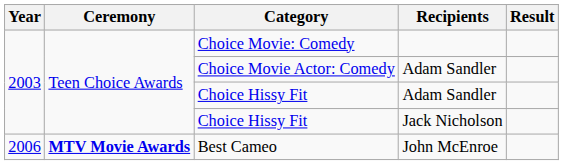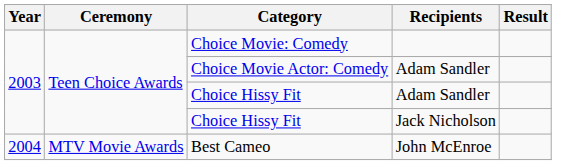(25, 146) 2006 -> (25, 146) 2004
(119, 146) bold -> (116, 146) normal
